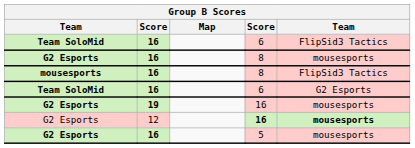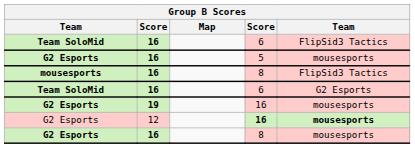rows swapped: (71, 58) <-> (71, 135)
